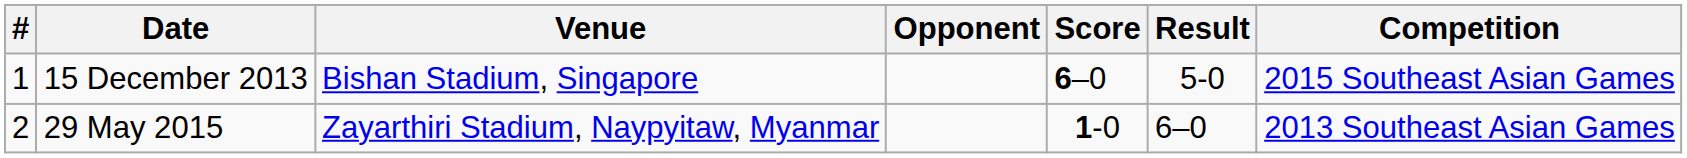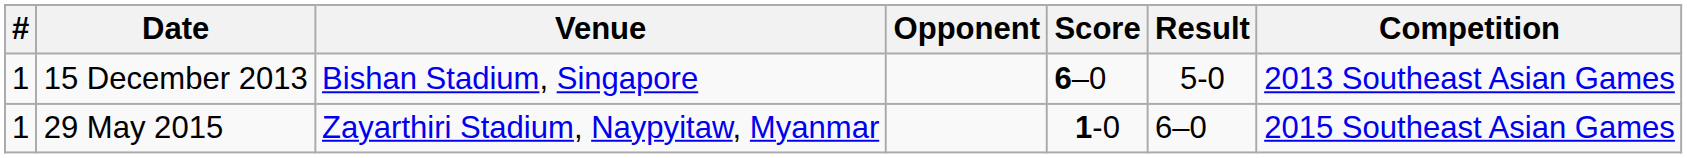(1470, 78) 2015 Southeast Asian Games -> (1470, 78) 2013 Southeast Asian Games
(21, 127) 2 -> (21, 127) 1
(1470, 127) 2013 Southeast Asian Games -> (1470, 127) 2015 Southeast Asian Games
